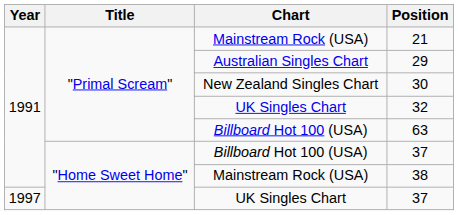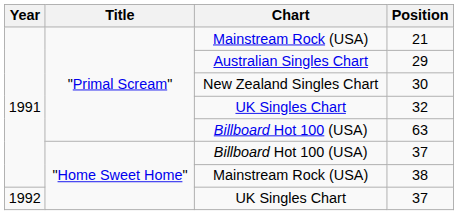(25, 198) 1997 -> (25, 198) 1992
